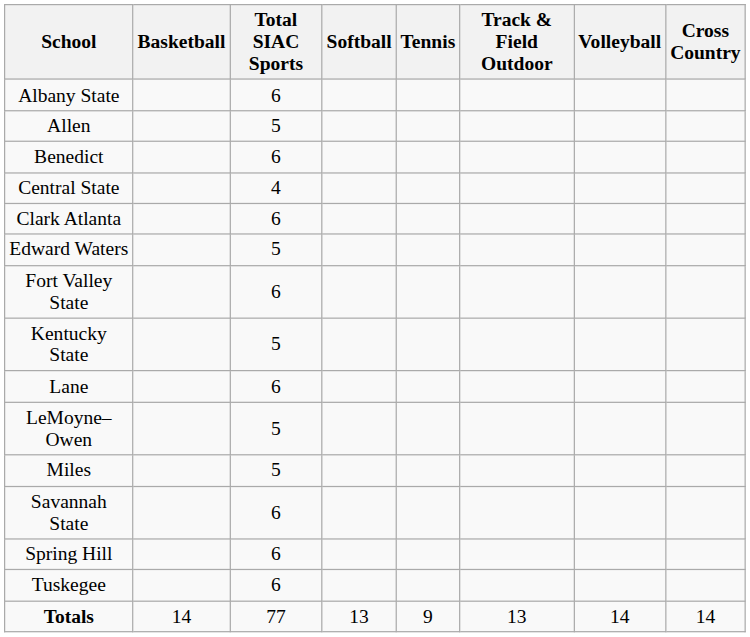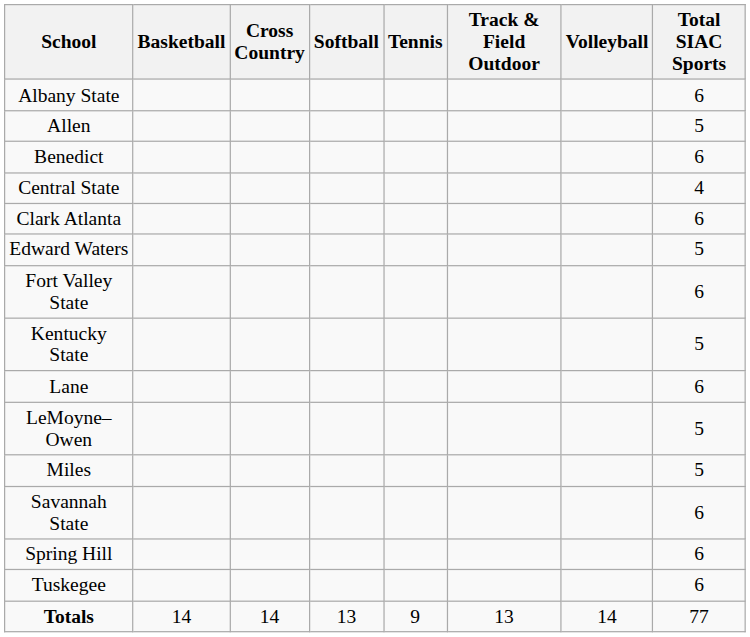columns swapped: (705, 41) <-> (276, 41)
